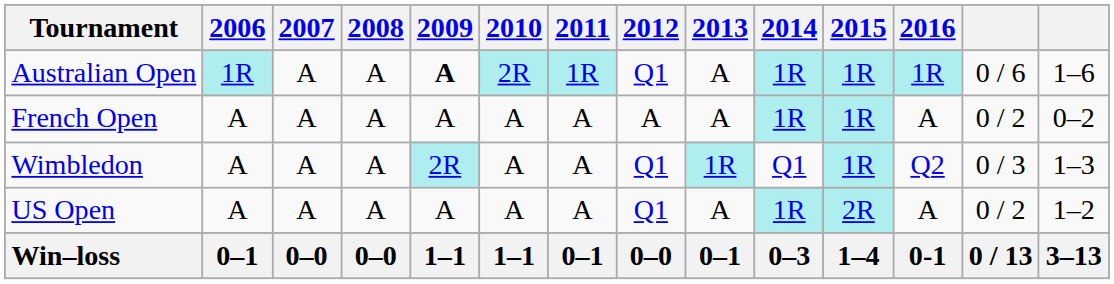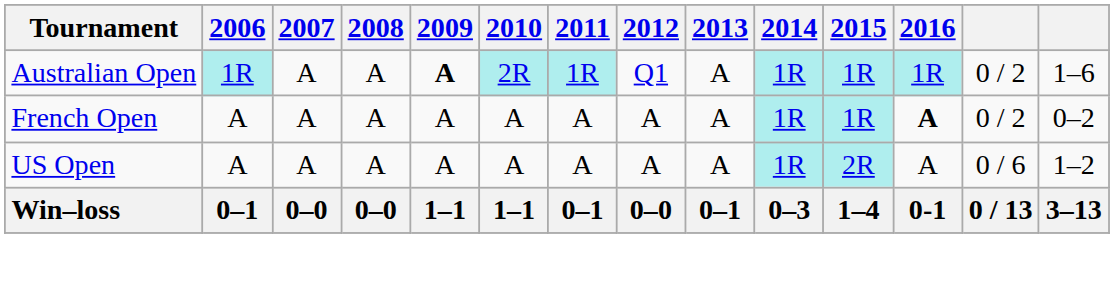(1001, 72) 0 / 6 -> (1001, 72) 0 / 2
(928, 117) normal -> (928, 117) bold
- row: (77, 163)
(651, 209) Q1 -> (651, 163) A
(1001, 209) 0 / 2 -> (1001, 163) 0 / 6
